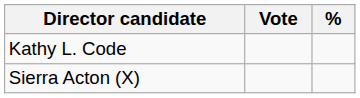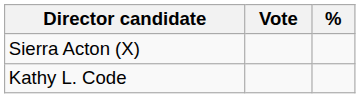rows swapped: (74, 78) <-> (68, 48)
